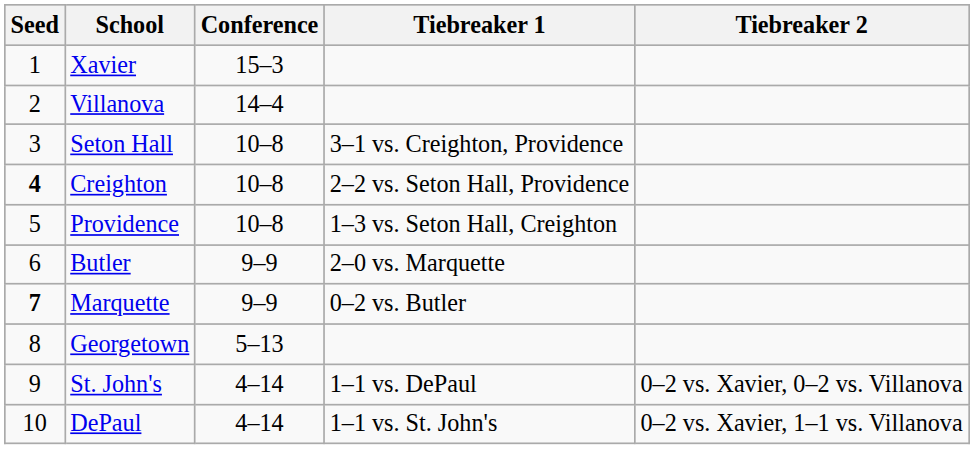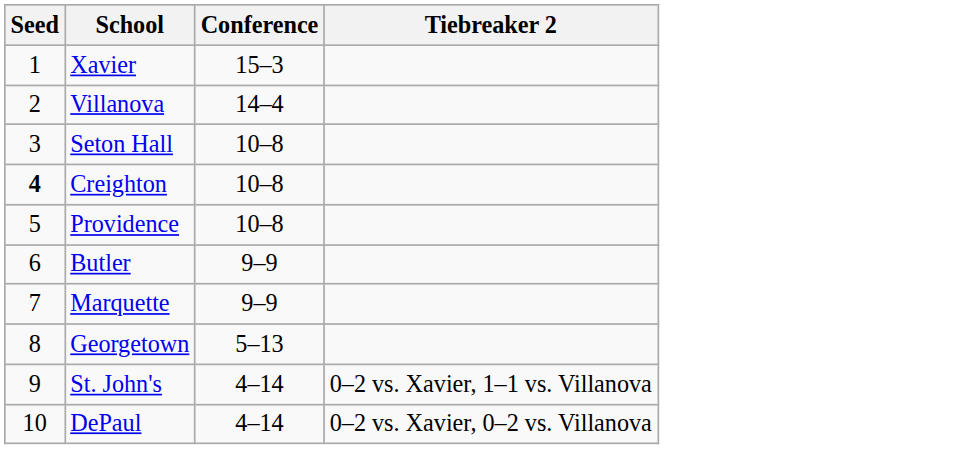- column: (479, 24)
(35, 304) bold -> (35, 304) normal
(802, 383) 0–2 vs. Xavier, 0–2 vs. Villanova -> (491, 383) 0–2 vs. Xavier, 1–1 vs. Villanova
(802, 423) 0–2 vs. Xavier, 1–1 vs. Villanova -> (491, 423) 0–2 vs. Xavier, 0–2 vs. Villanova
